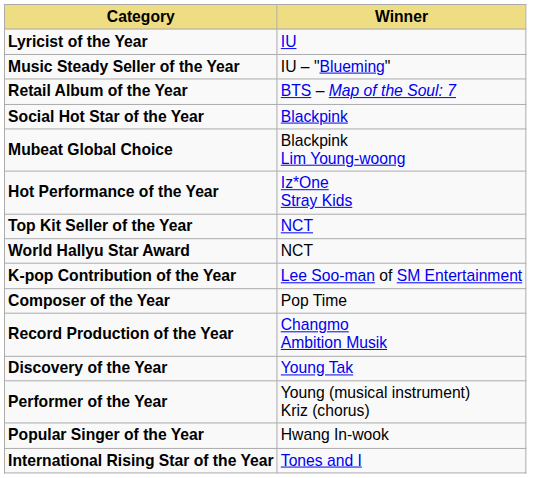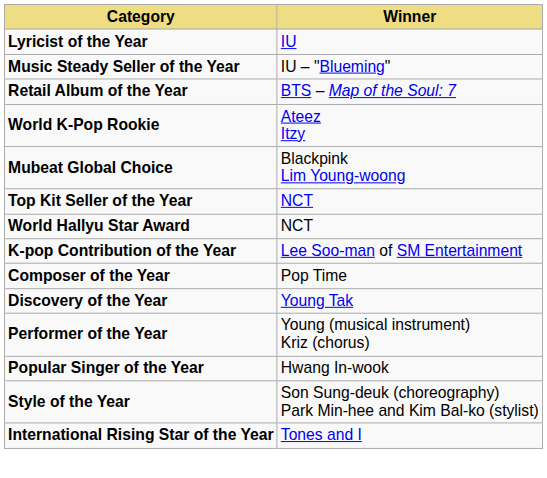+ row: (84, 125)
- row: (106, 116)
- row: (113, 192)
- row: (121, 334)
+ row: (69, 401)
